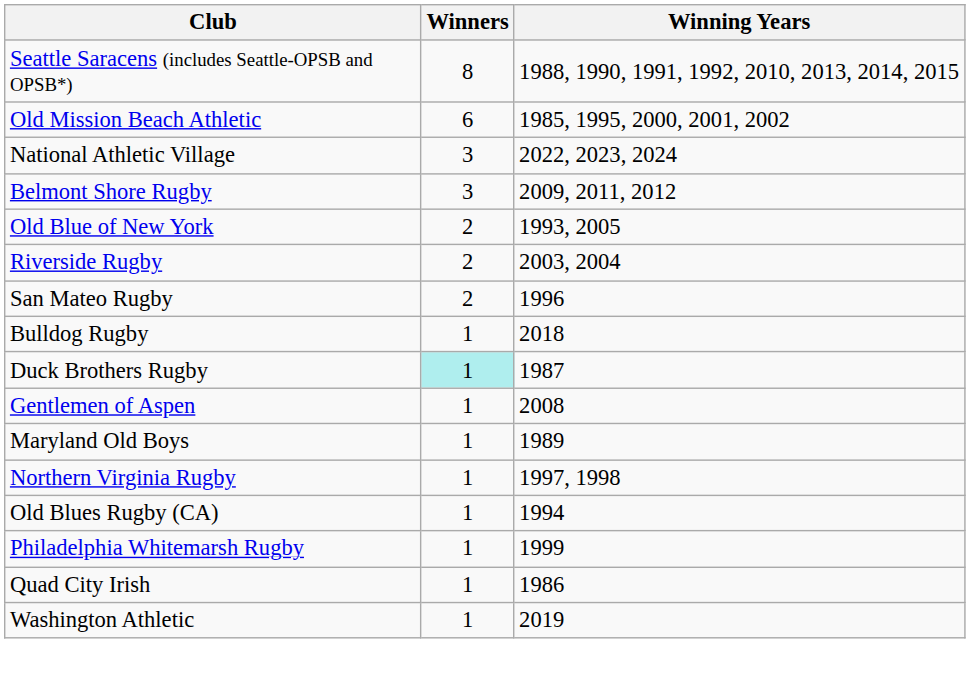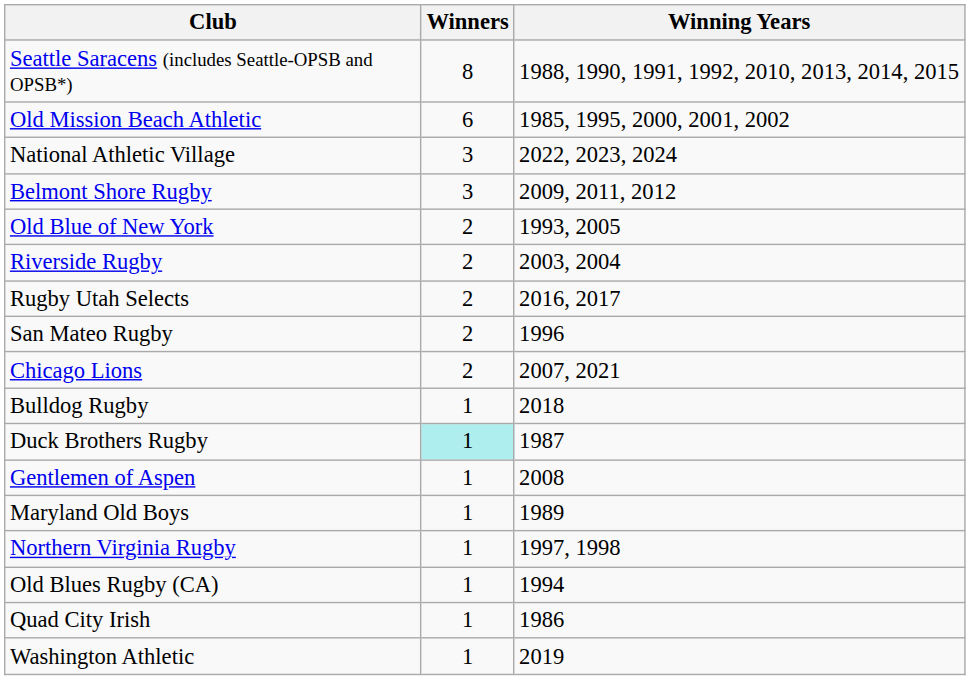+ row: (100, 298)
+ row: (76, 369)
- row: (157, 548)
